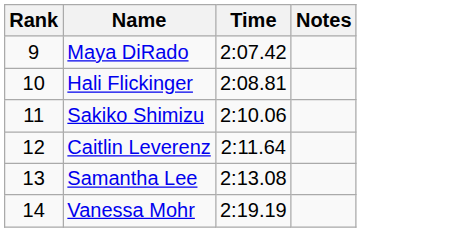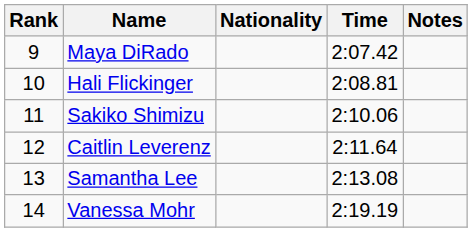+ column: (271, 20)
